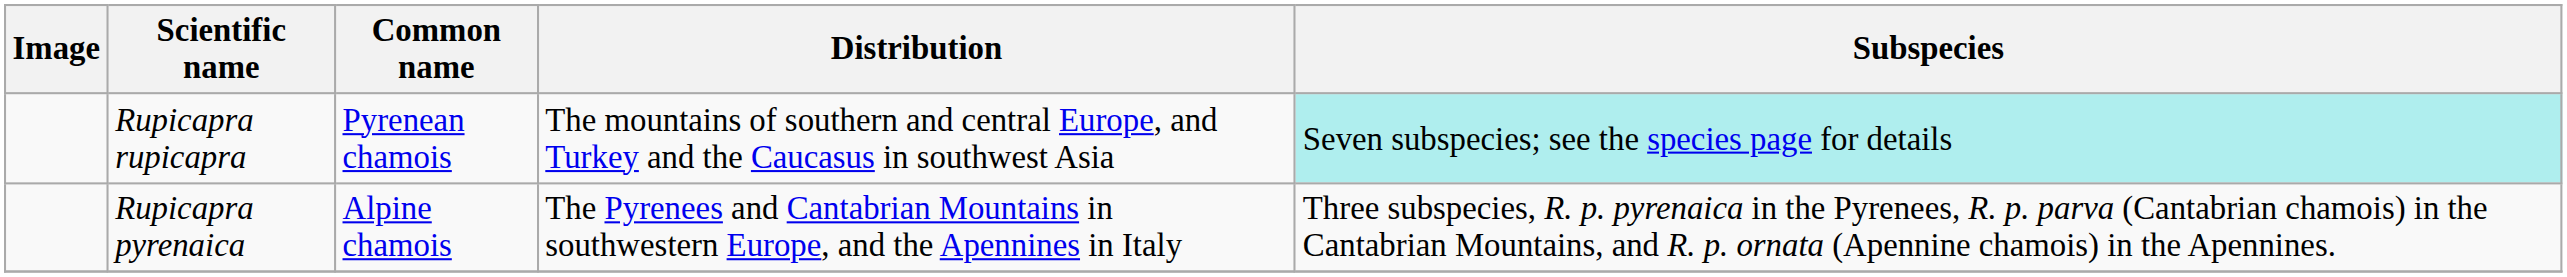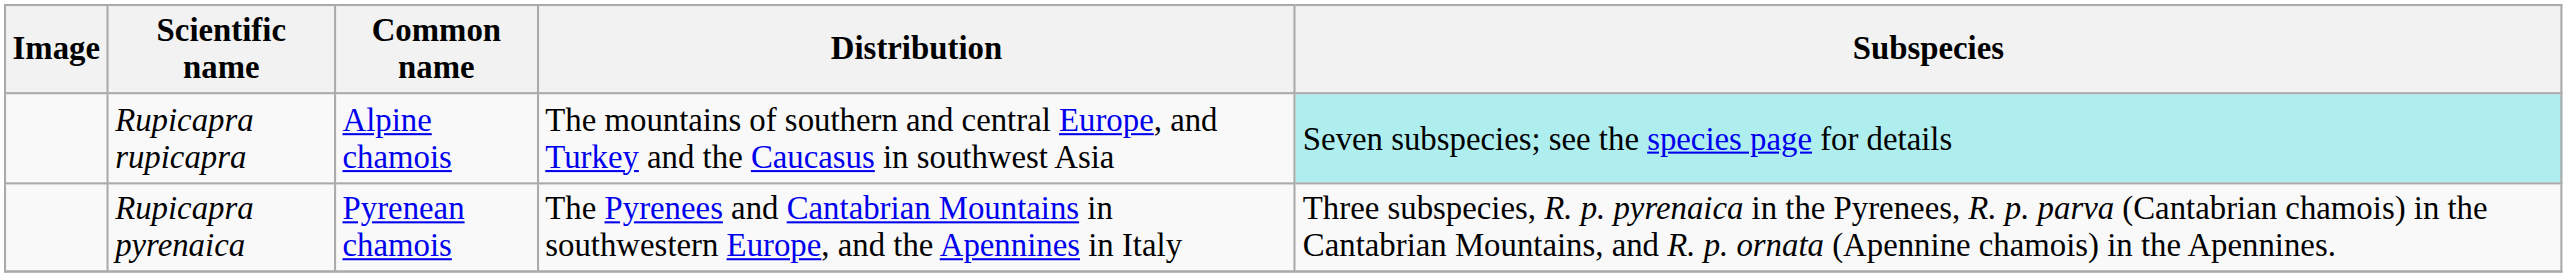(404, 137) Pyrenean chamois -> (397, 137) Alpine chamois
(397, 226) Alpine chamois -> (404, 226) Pyrenean chamois
